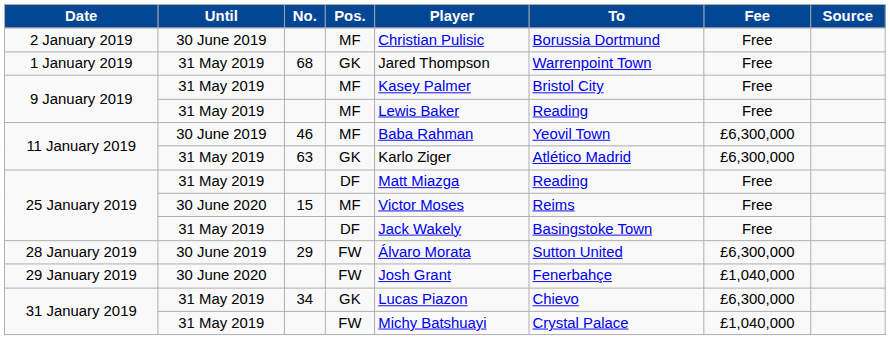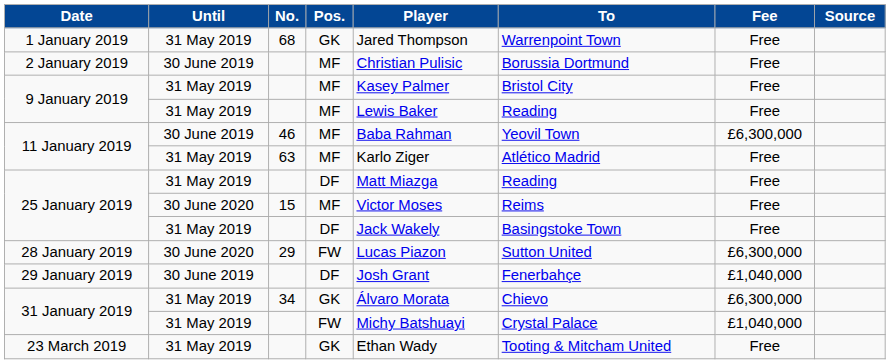rows swapped: (81, 63) <-> (81, 39)
(350, 157) GK -> (330, 157) MF
(757, 157) £6,300,000 -> (765, 157) Free
(221, 252) 30 June 2019 -> (209, 252) 30 June 2020
(425, 252) Álvaro Morata -> (401, 252) Lucas Piazon
(221, 275) 30 June 2020 -> (209, 275) 30 June 2019
(350, 275) FW -> (330, 275) DF
(423, 299) Lucas Piazon -> (403, 299) Álvaro Morata
+ row: (77, 346)
